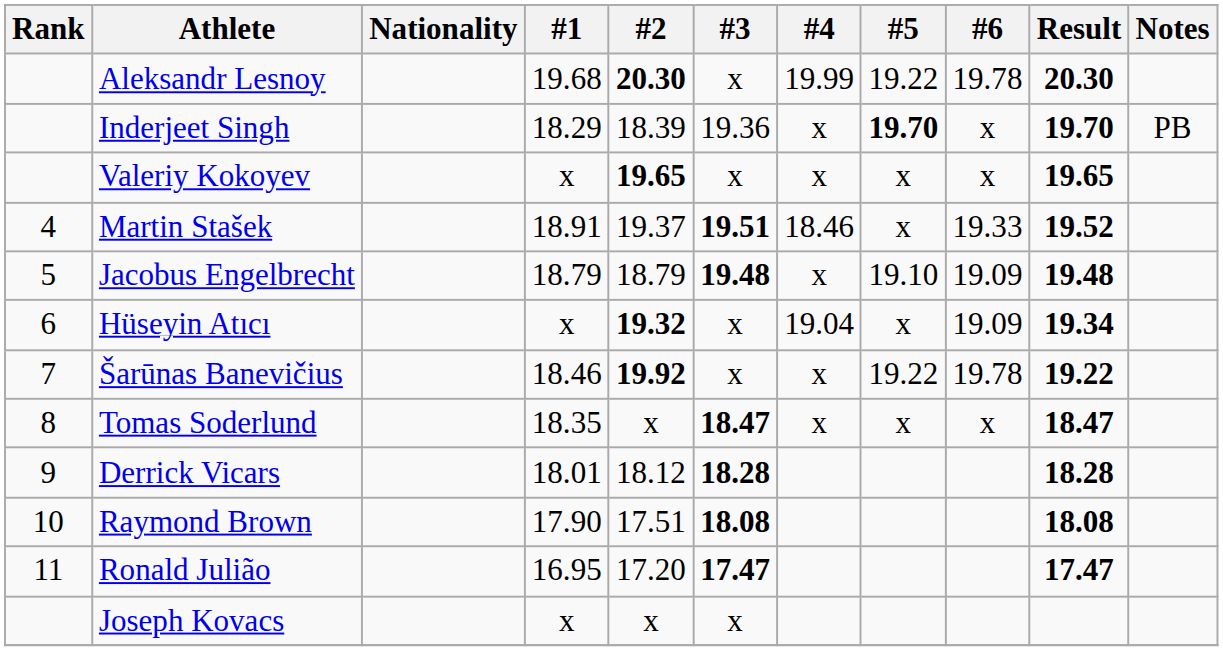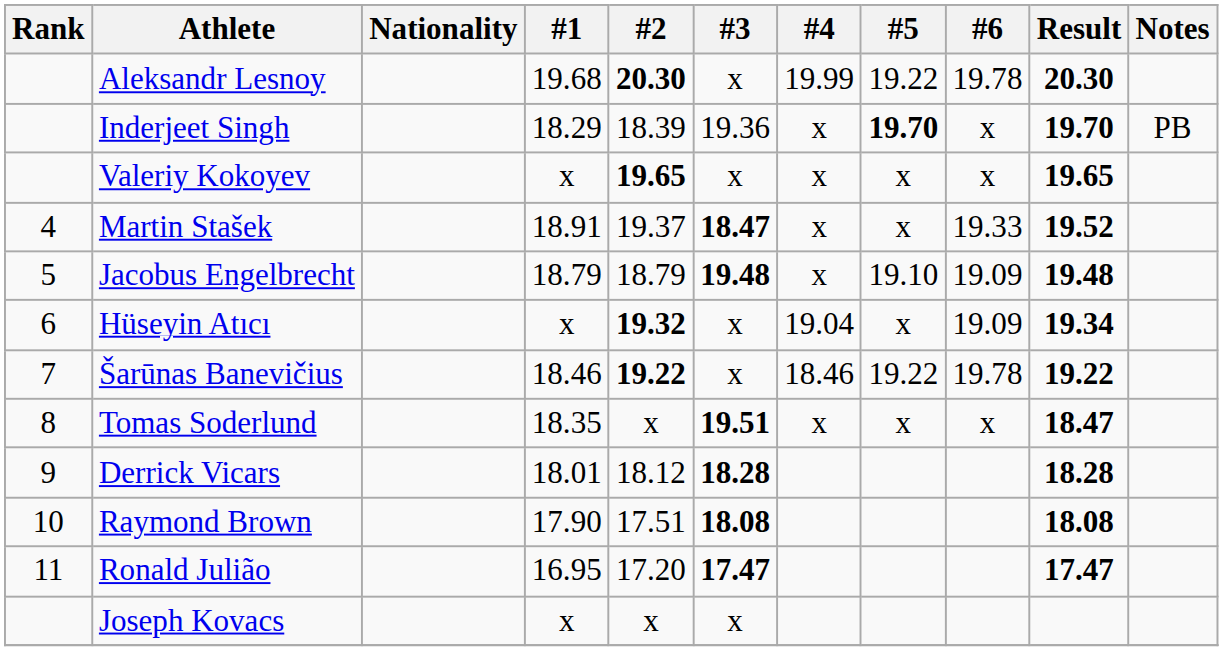(735, 226) 19.51 -> (735, 226) 18.47
(819, 226) 18.46 -> (819, 226) x
(651, 373) 19.92 -> (651, 373) 19.22
(819, 373) x -> (819, 373) 18.46
(735, 422) 18.47 -> (735, 422) 19.51
